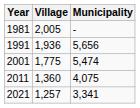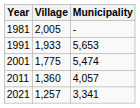(48, 45) 1,936 -> (48, 45) 1,933
(86, 45) 5,656 -> (86, 45) 5,653
(86, 78) 4,075 -> (86, 78) 4,057
